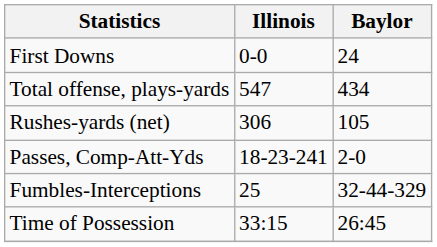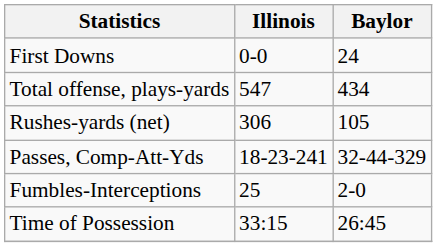(352, 156) 2-0 -> (382, 156) 32-44-329
(382, 190) 32-44-329 -> (352, 190) 2-0
